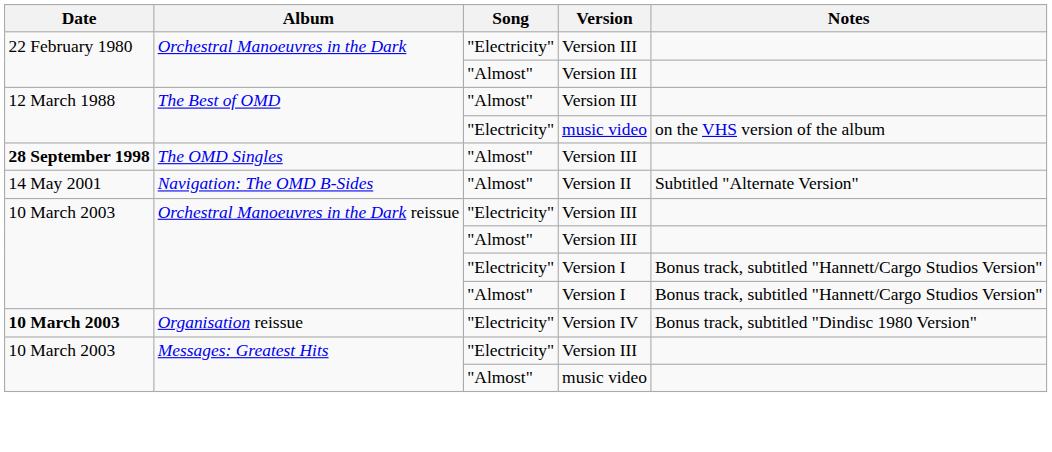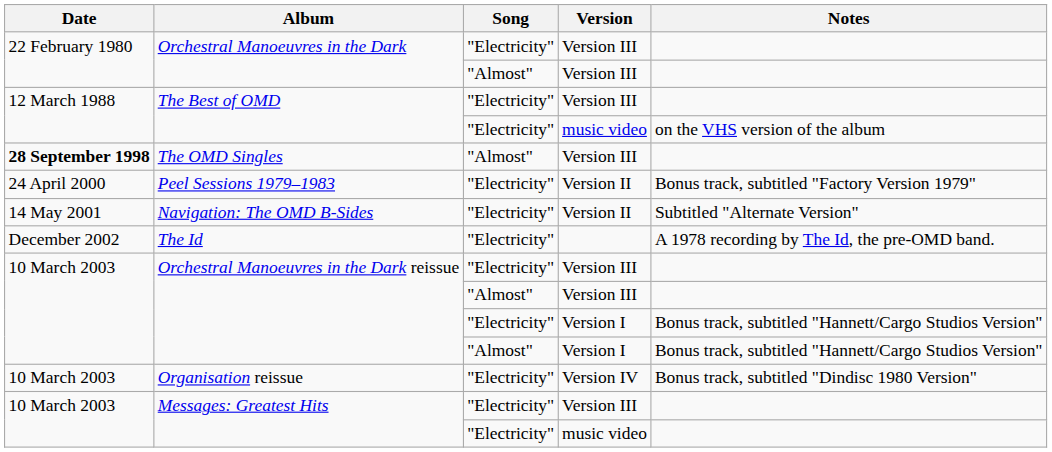(500, 101) "Almost" -> (511, 101) "Electricity"
+ row: (246, 184)
(500, 184) "Almost" -> (511, 211) "Electricity"
+ row: (180, 239)
(64, 322) bold -> (62, 377) normal
(500, 377) "Almost" -> (511, 433) "Electricity"
